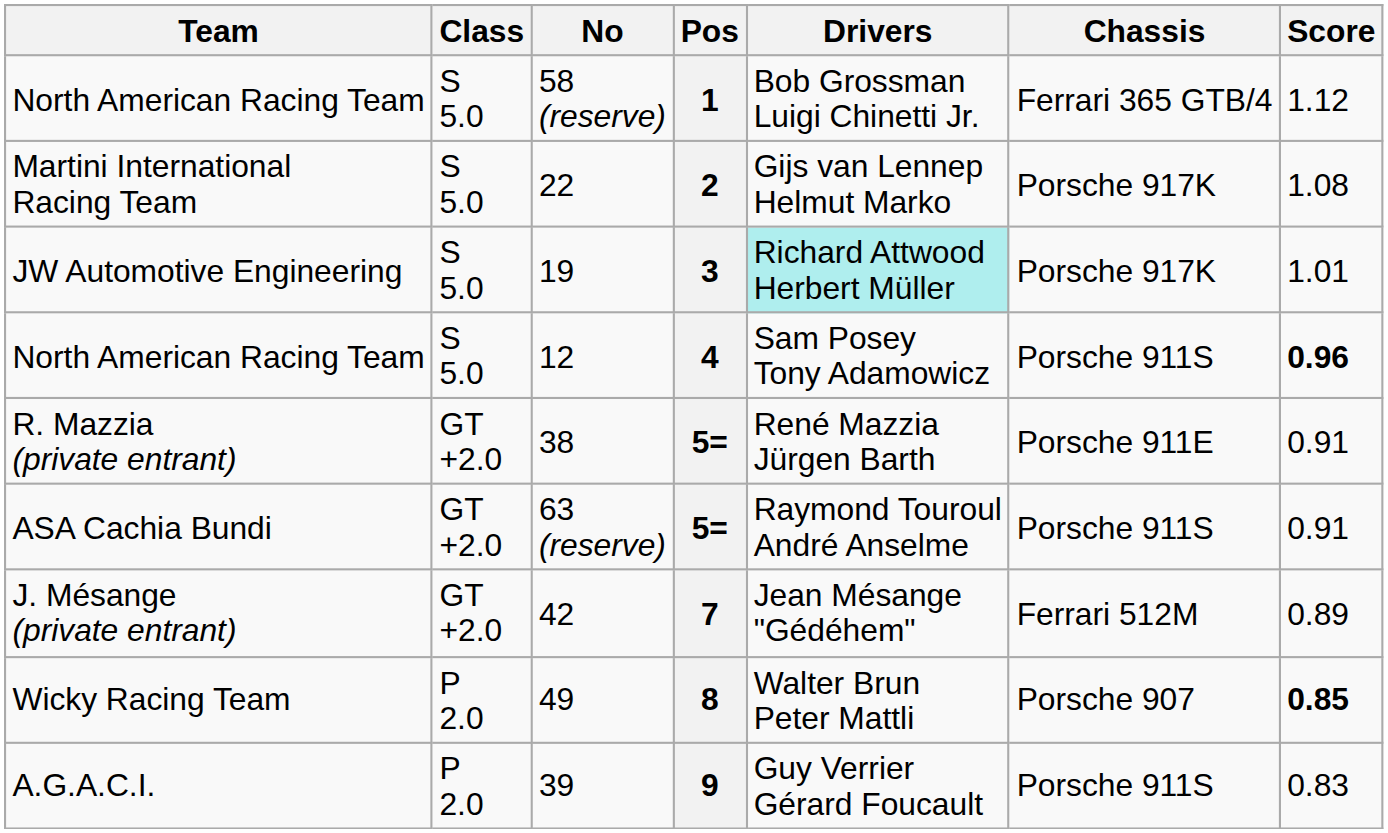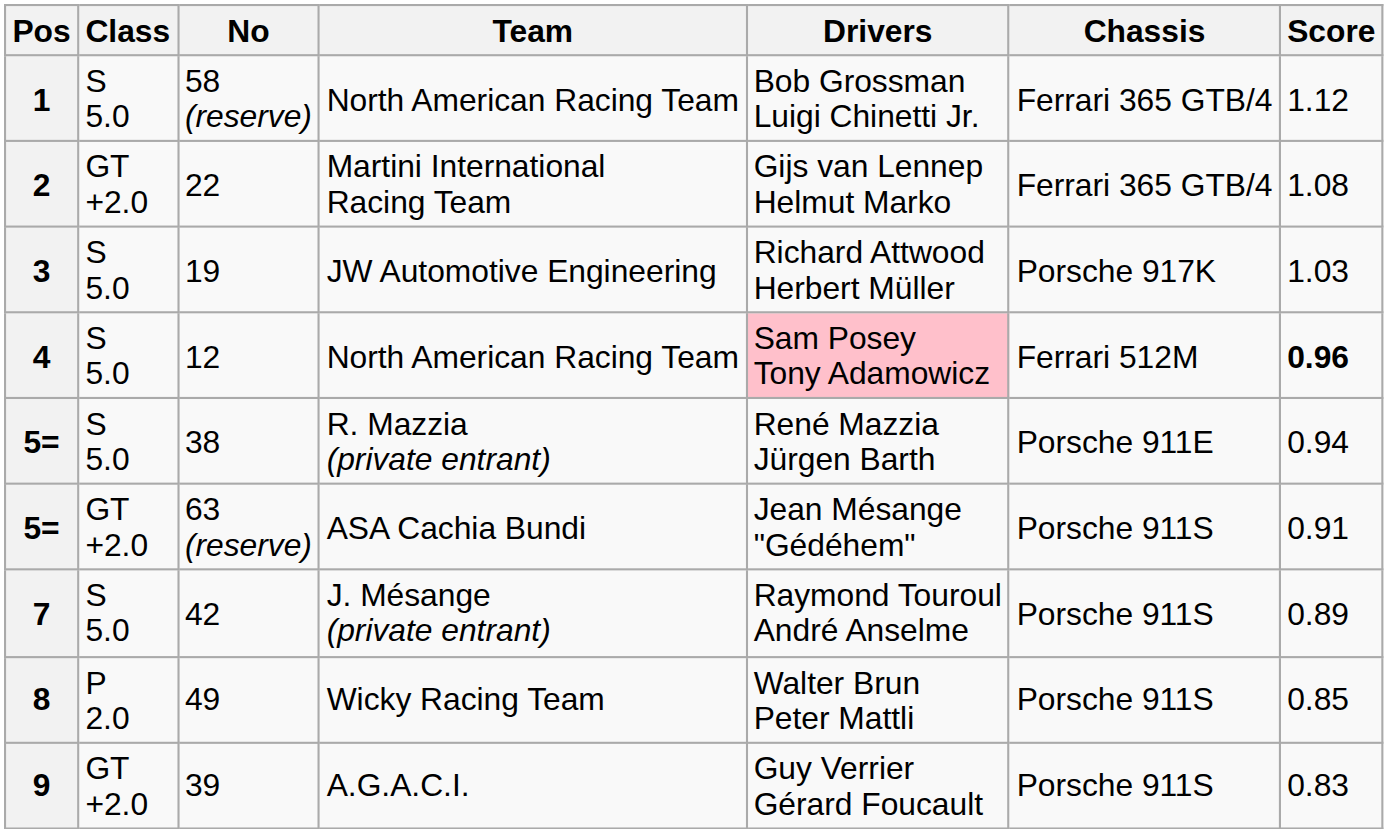columns swapped: (710, 30) <-> (219, 30)
(462, 184) S 5.0 -> (117, 184) GT +2.0
(1116, 184) Porsche 917K -> (1145, 184) Ferrari 365 GTB/4
(869, 270) paleturquoise background -> (869, 270) no background
(1318, 270) 1.01 -> (1318, 270) 1.03
(872, 356) no background -> (872, 356) pink background
(1115, 356) Porsche 911S -> (1107, 356) Ferrari 512M
(471, 442) GT +2.0 -> (107, 442) S 5.0
(1318, 442) 0.91 -> (1318, 442) 0.94
(878, 528) Raymond Touroul André Anselme -> (858, 528) Jean Mésange "Gédéhem"
(471, 613) GT +2.0 -> (107, 613) S 5.0
(858, 613) Jean Mésange "Gédéhem" -> (878, 613) Raymond Touroul André Anselme
(1107, 613) Ferrari 512M -> (1115, 613) Porsche 911S
(1106, 699) Porsche 907 -> (1115, 699) Porsche 911S
(1318, 699) bold -> (1318, 699) normal
(462, 785) P 2.0 -> (117, 785) GT +2.0
